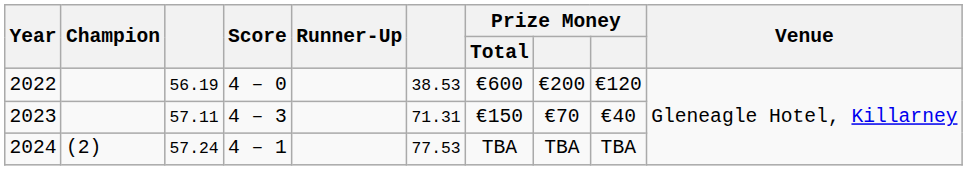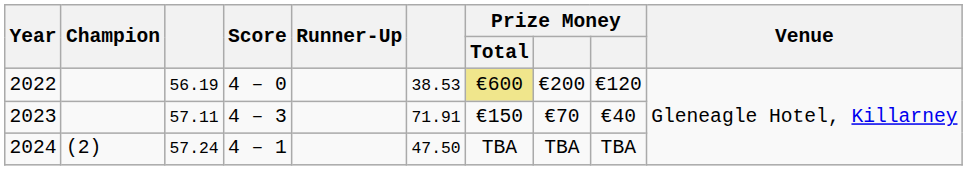(499, 85) no background -> (499, 85) khaki background
(436, 117) 71.31 -> (436, 117) 71.91
(436, 149) 77.53 -> (436, 149) 47.50
